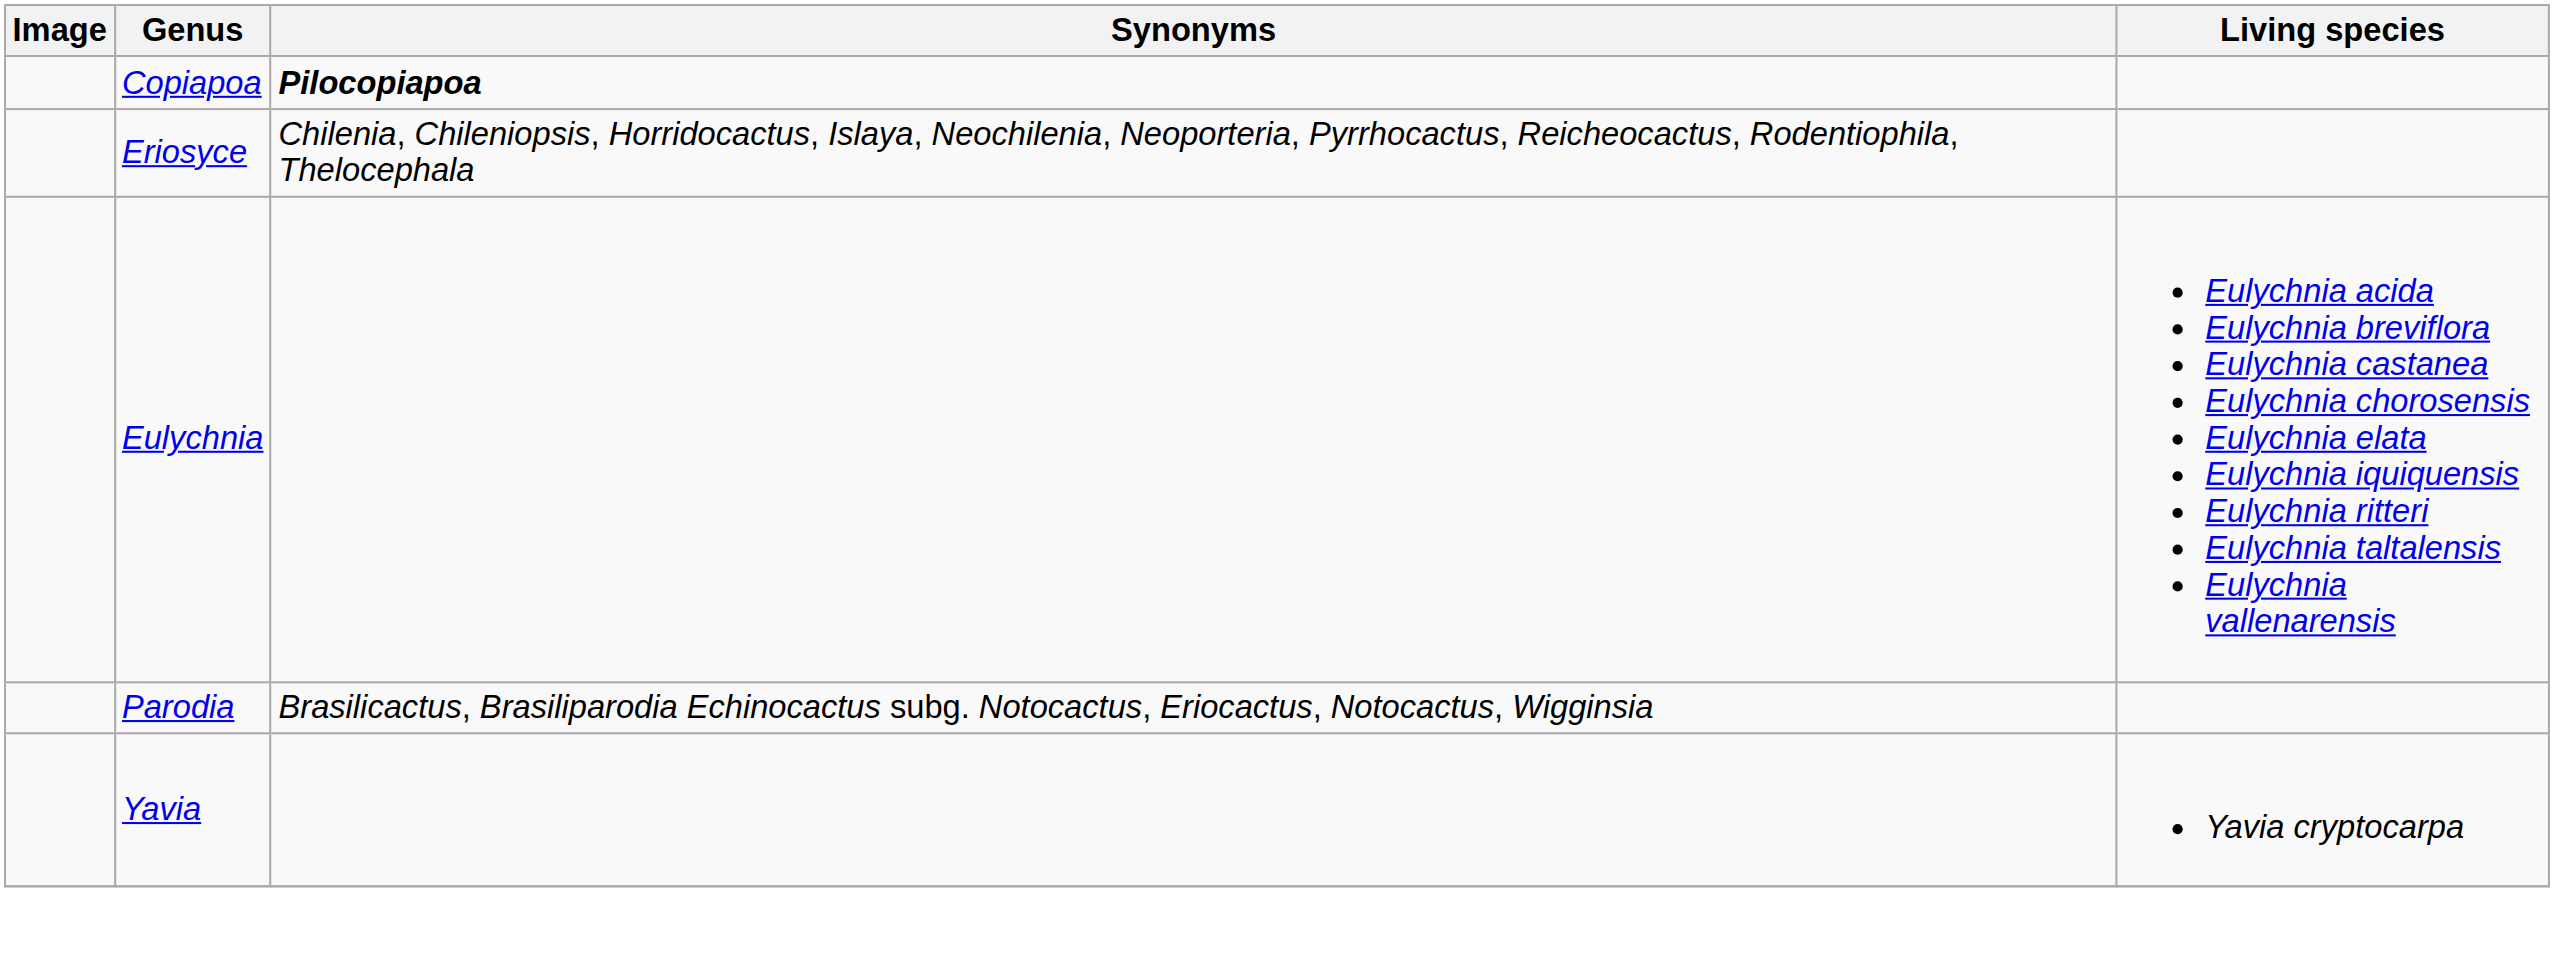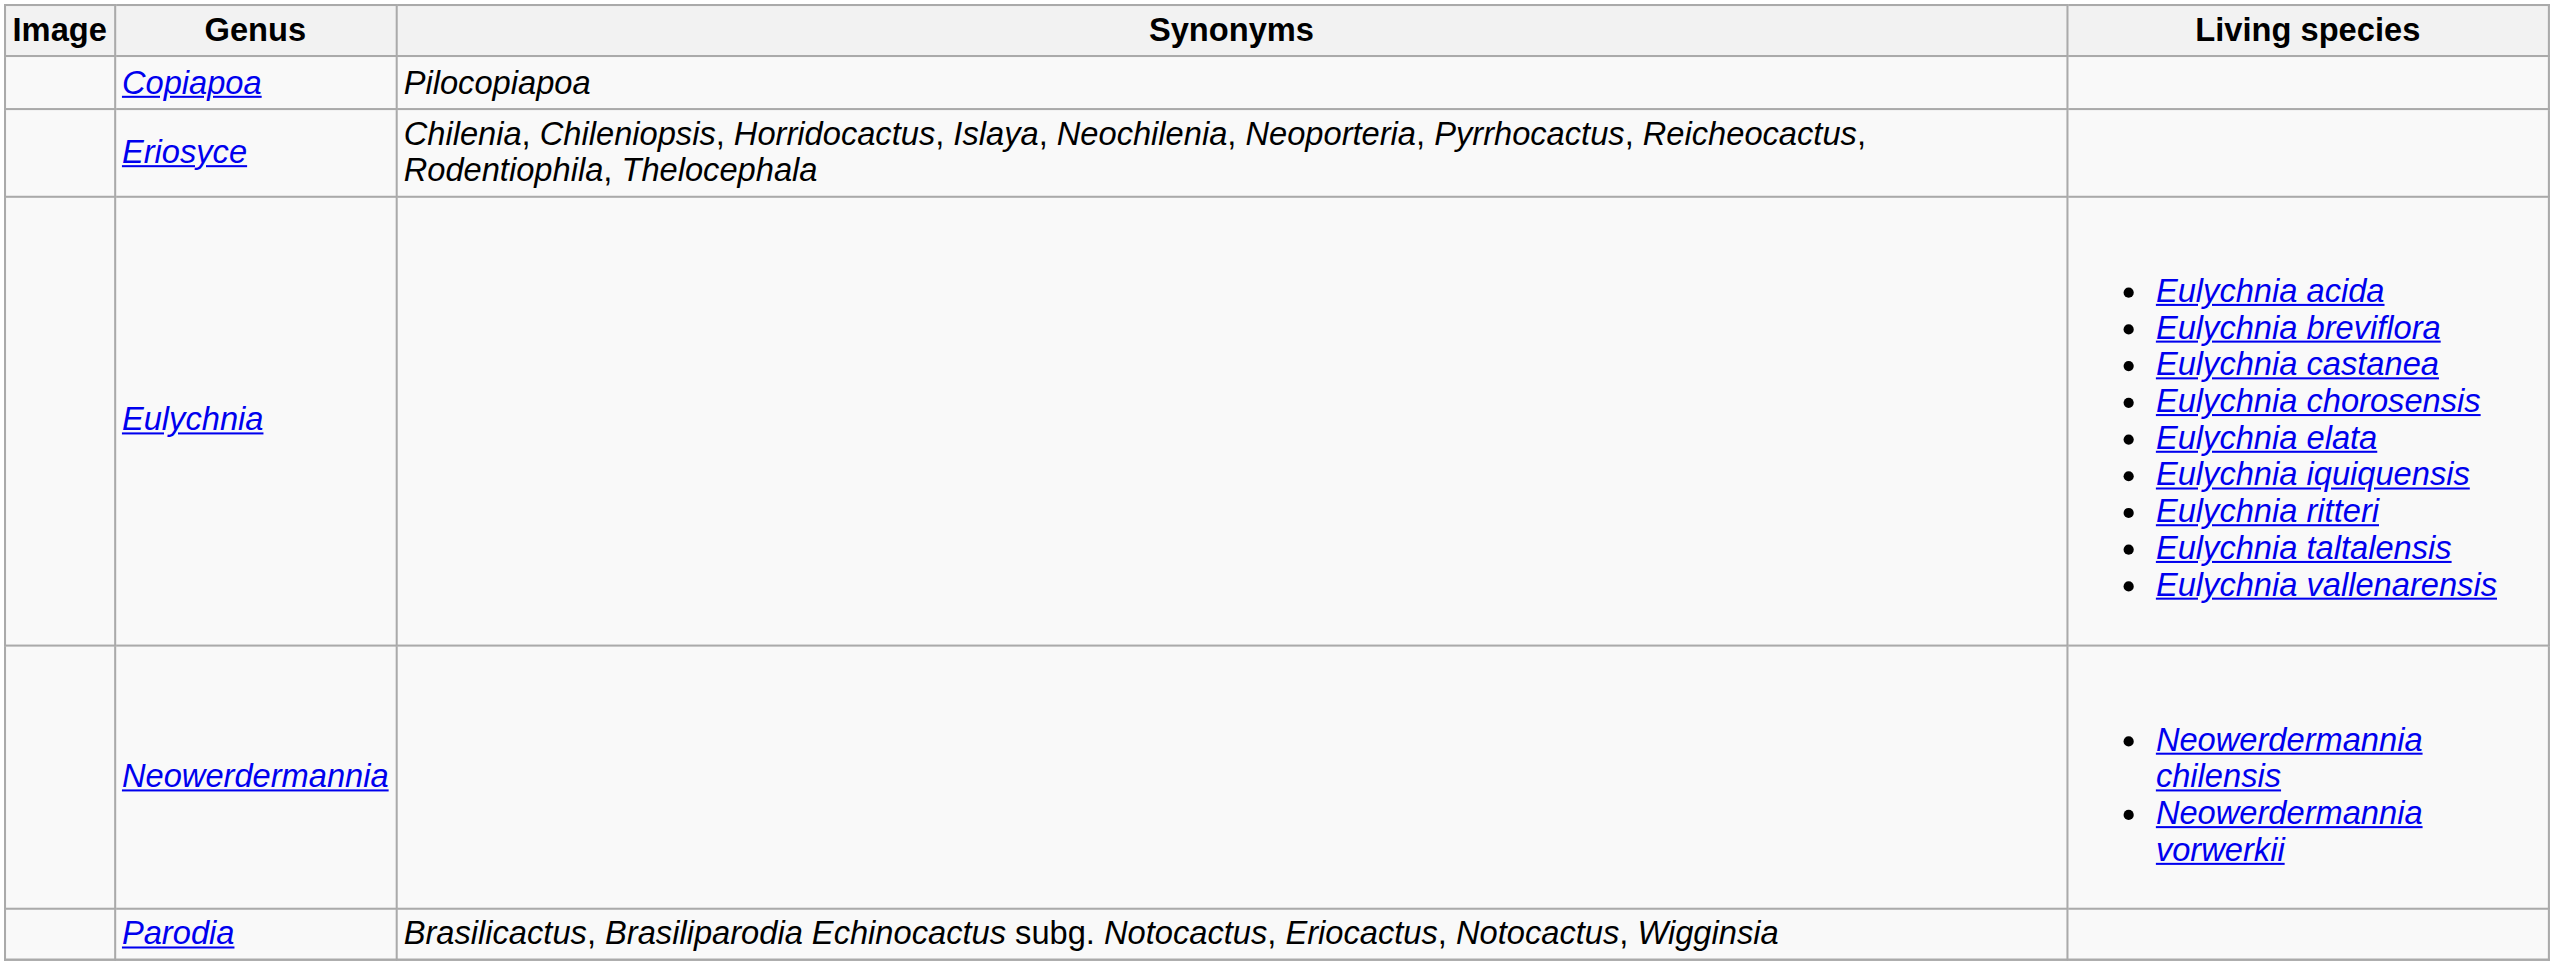(380, 82) bold -> (497, 82) normal
+ row: (255, 776)
- row: (162, 809)
